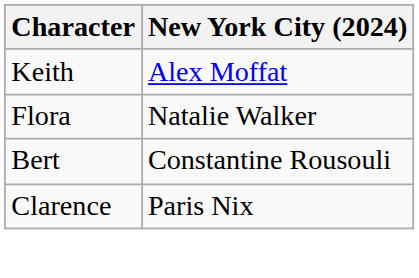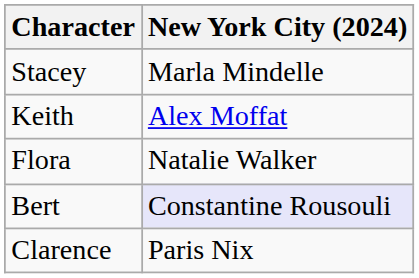+ row: (49, 71)
(270, 160) no background -> (270, 205) lavender background
